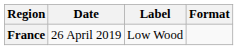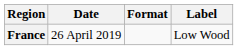columns swapped: (209, 14) <-> (155, 14)
